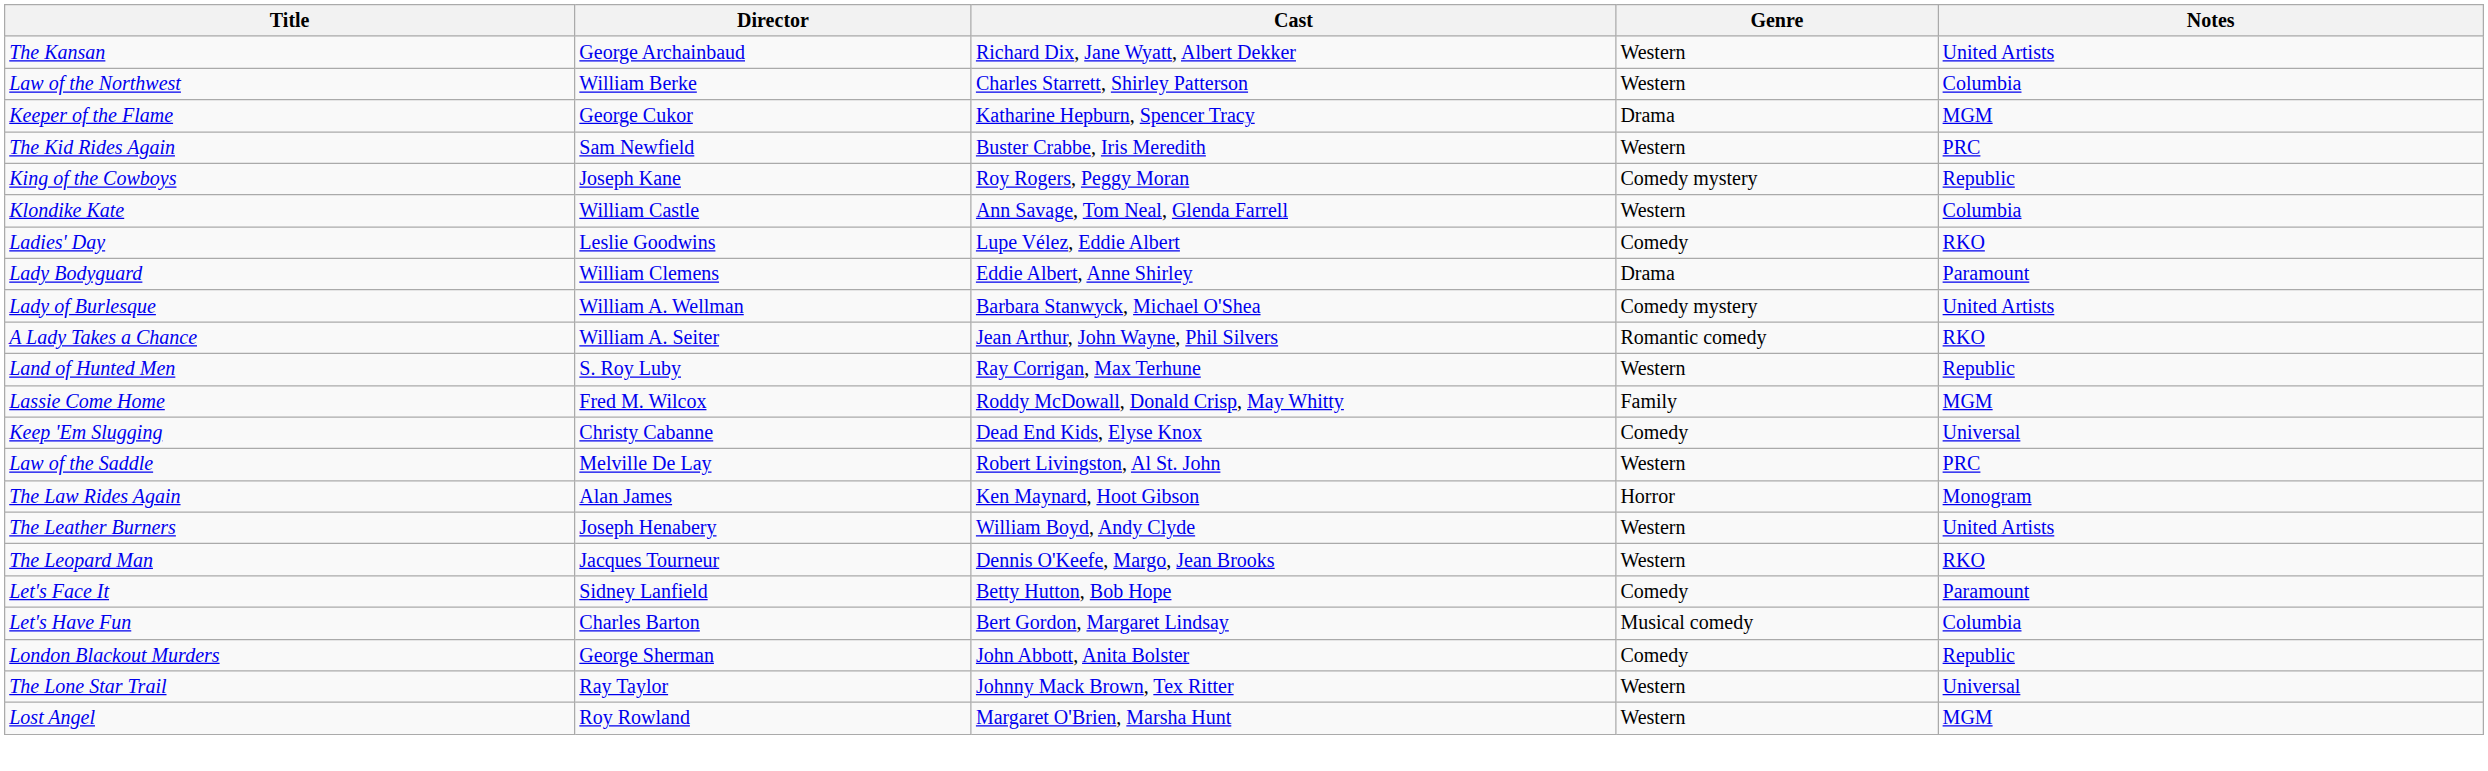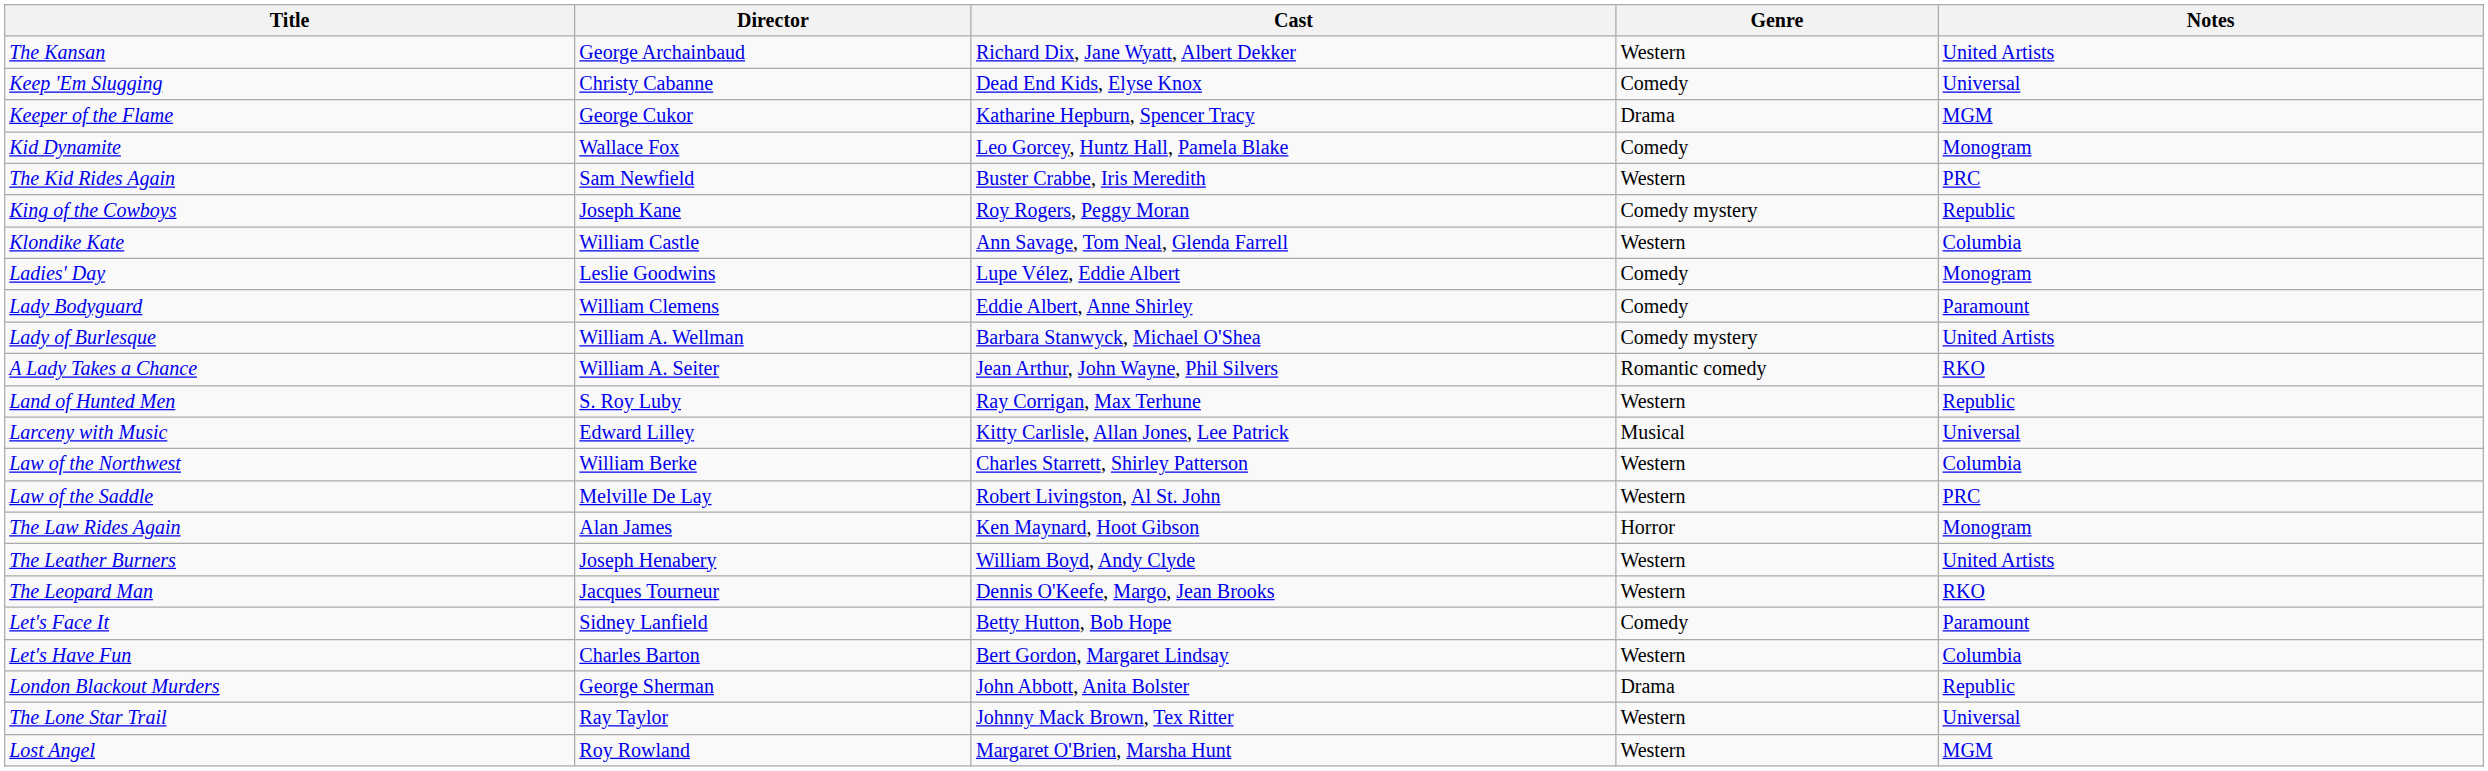rows swapped: (86, 432) <-> (95, 83)
+ row: (65, 147)
(1964, 242) RKO -> (1987, 274) Monogram
(1648, 274) Drama -> (1654, 305) Comedy
+ row: (88, 432)
- row: (87, 400)
(1687, 623) Musical comedy -> (1653, 654) Western
(1654, 654) Comedy -> (1648, 686) Drama
